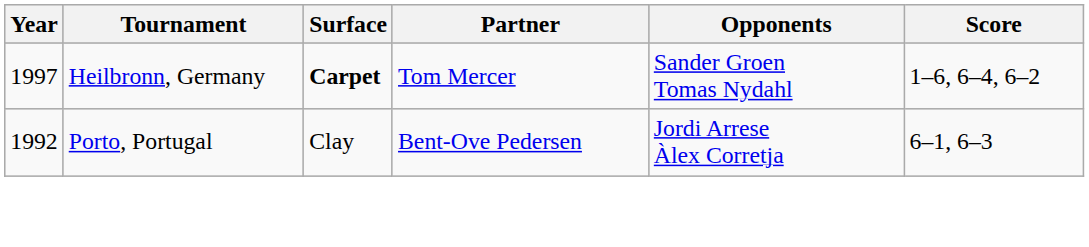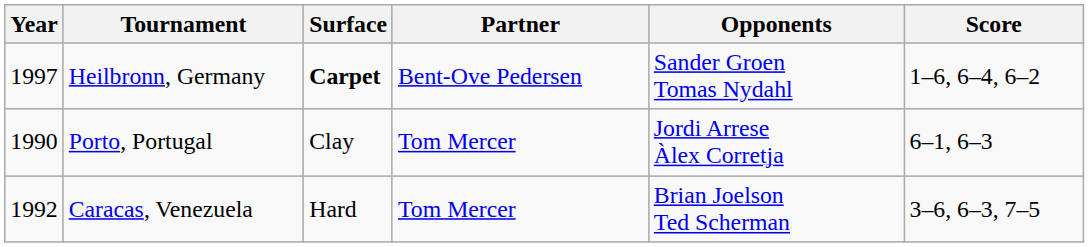(457, 75) Tom Mercer -> (490, 75) Bent-Ove Pedersen
(34, 141) 1992 -> (34, 141) 1990
(490, 141) Bent-Ove Pedersen -> (457, 141) Tom Mercer
+ row: (161, 207)
